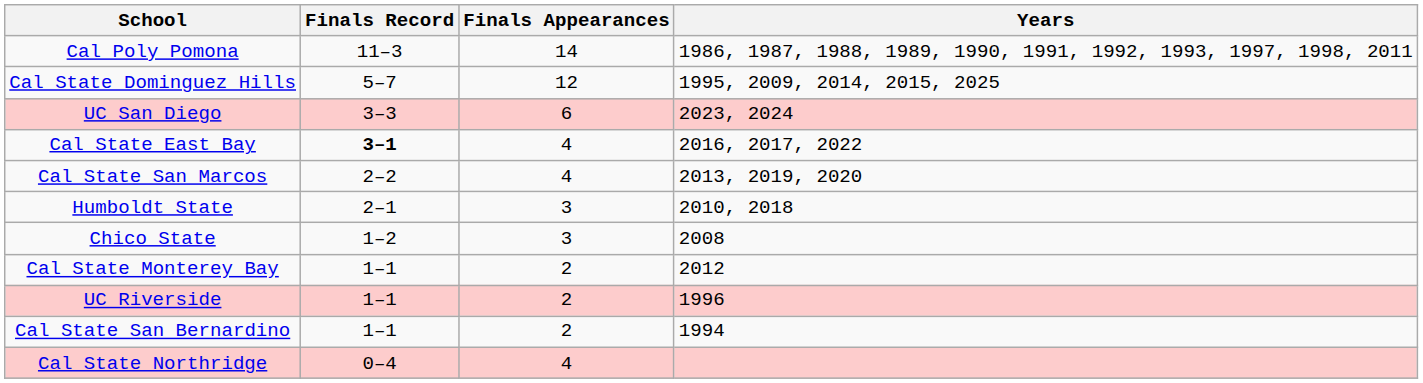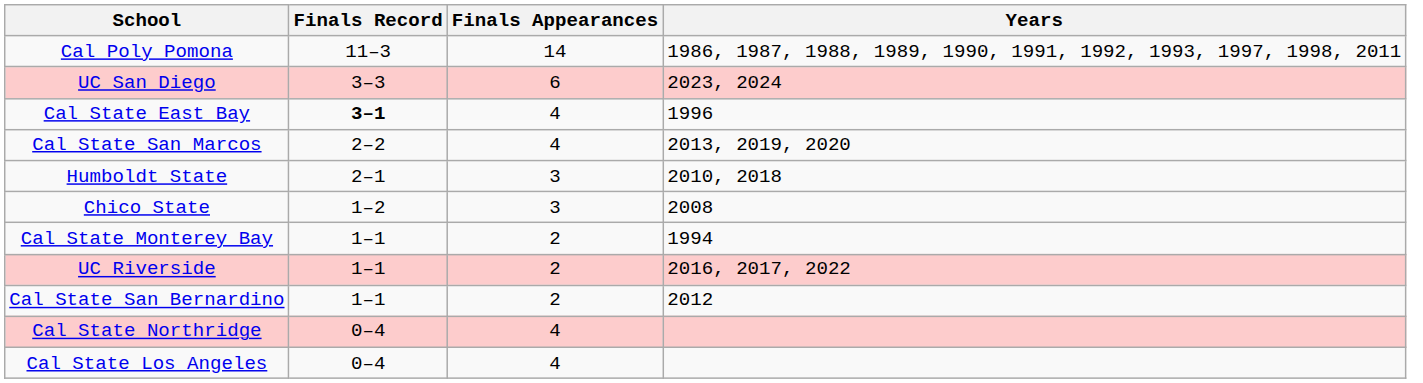- row: (153, 83)
(771, 145) 2016, 2017, 2022 -> (690, 114) 1996
(702, 269) 2012 -> (690, 238) 1994
(702, 301) 1996 -> (759, 269) 2016, 2017, 2022
(702, 332) 1994 -> (690, 301) 2012
+ row: (147, 363)
